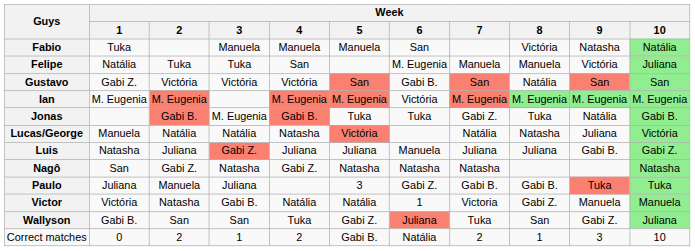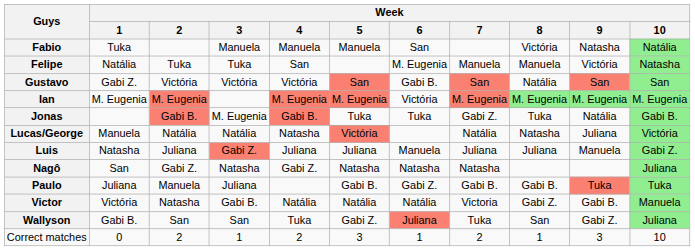(660, 64) Juliana -> (660, 64) Natasha
(600, 151) Gabi B. -> (600, 151) Manuela
(660, 168) Natasha -> (660, 168) Juliana
(359, 185) 3 -> (359, 185) Gabi B.
(419, 202) 1 -> (419, 202) Natália
(600, 202) Manuela -> (600, 202) Gabi B.
(359, 237) Gabi B. -> (359, 237) 3
(419, 237) Natália -> (419, 237) 1
